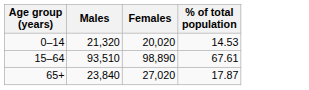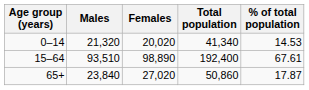+ column: (209, 19)
